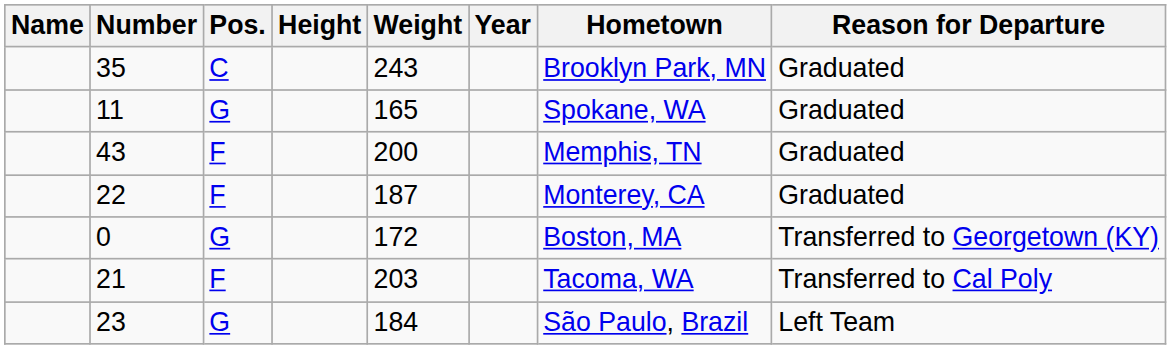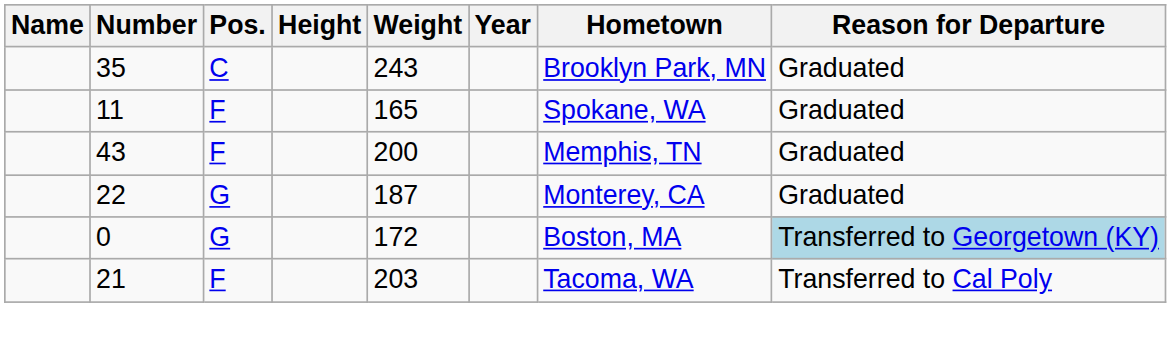(220, 110) G -> (218, 110) F
(218, 195) F -> (220, 195) G
(969, 237) no background -> (969, 237) lightblue background
- row: (111, 322)
